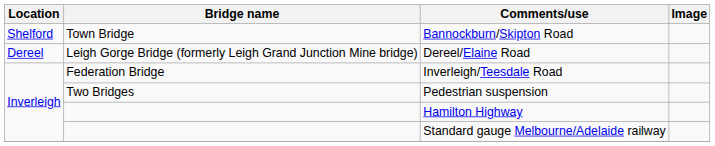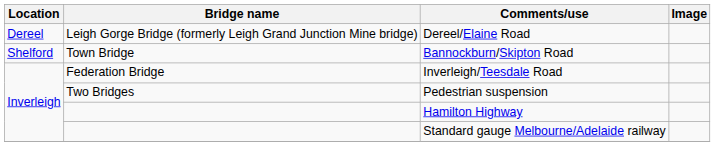rows swapped: (477, 53) <-> (498, 33)
